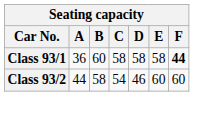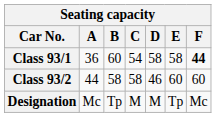(119, 58) 58 -> (135, 58) 54
(119, 79) 54 -> (135, 79) 58
+ row: (42, 101)
